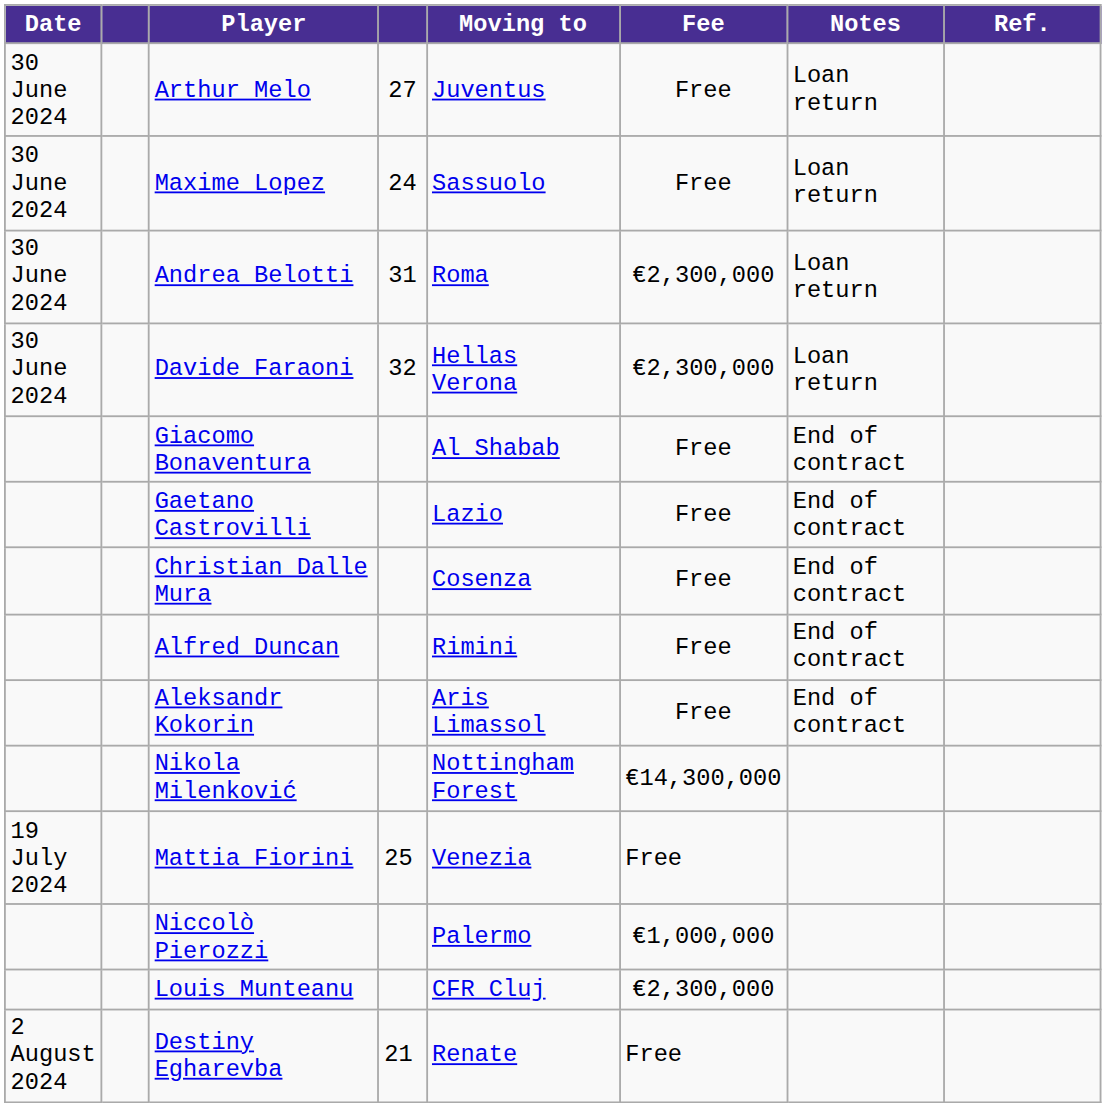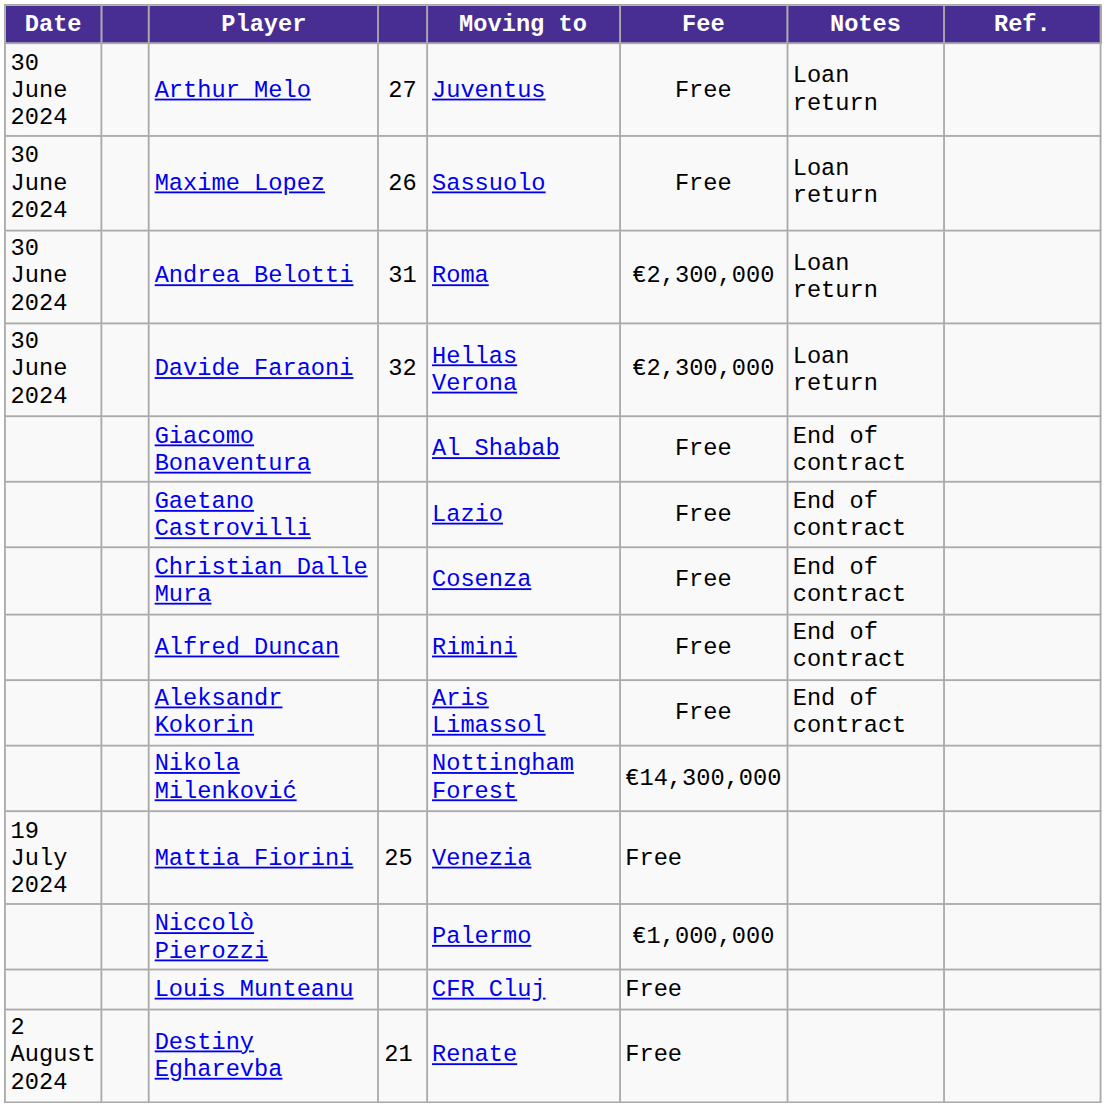(403, 183) 24 -> (403, 183) 26
(703, 990) €2,300,000 -> (654, 990) Free
